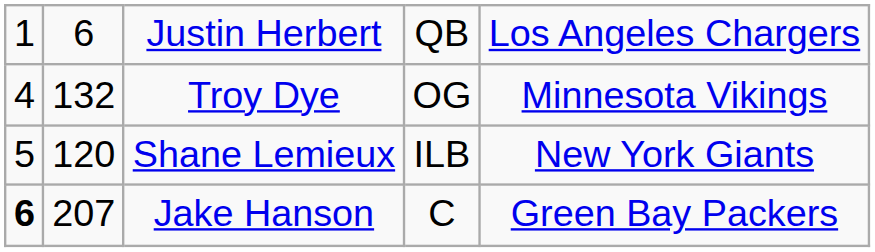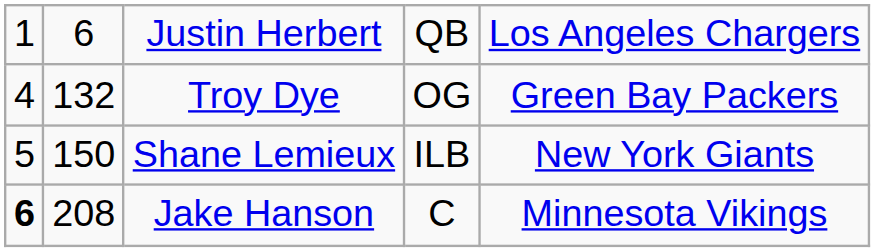(674, 94) Minnesota Vikings -> (674, 94) Green Bay Packers
(84, 154) 120 -> (84, 154) 150
(84, 214) 207 -> (84, 214) 208
(674, 214) Green Bay Packers -> (674, 214) Minnesota Vikings
